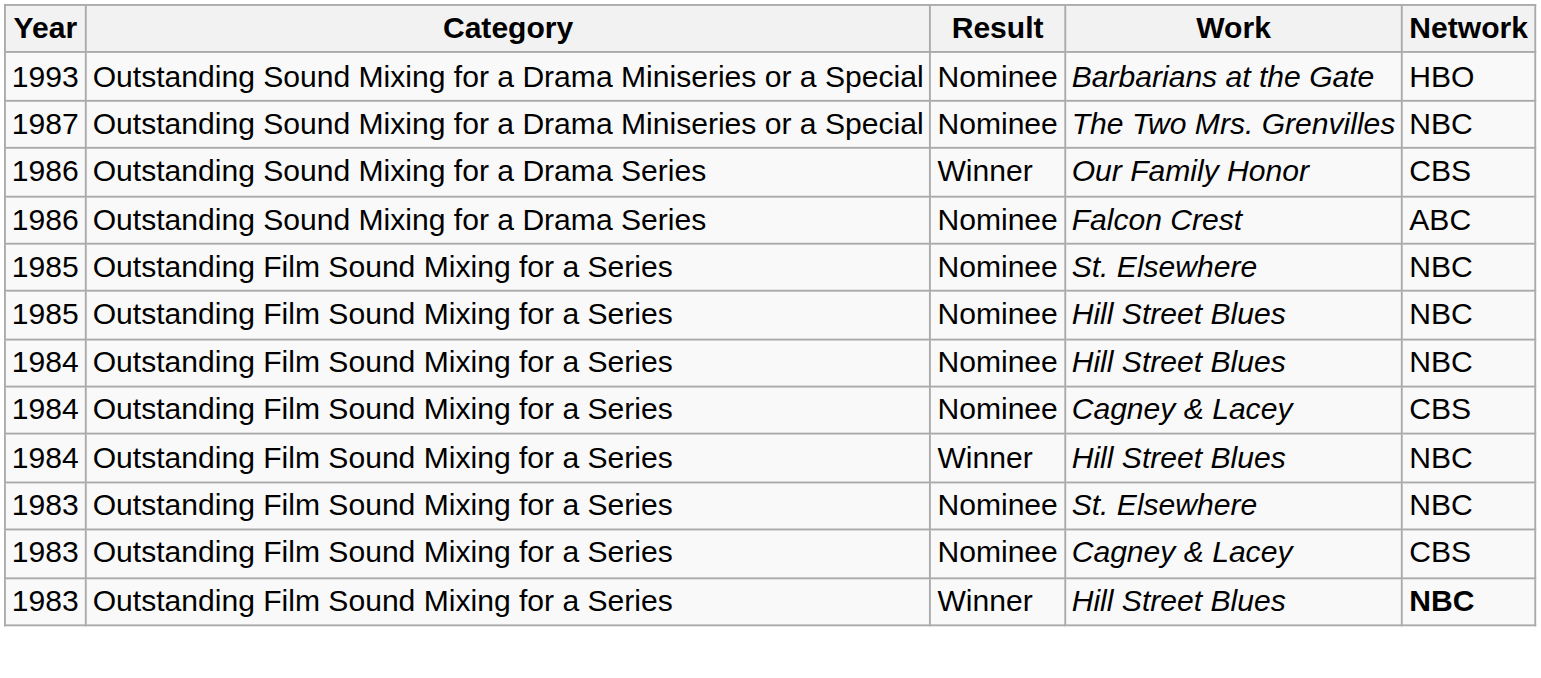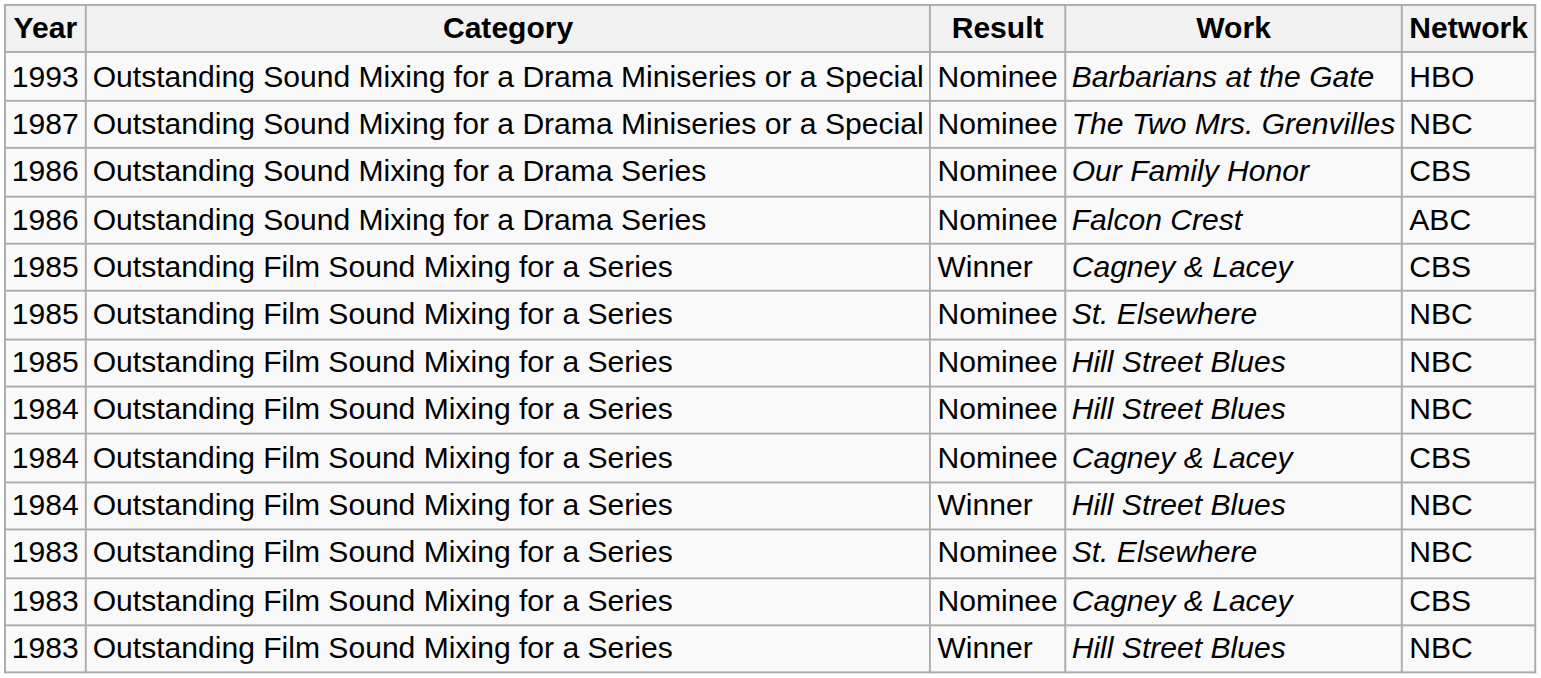(985, 171) Winner -> (998, 171) Nominee
+ row: (45, 266)
(1442, 600) bold -> (1441, 648) normal
